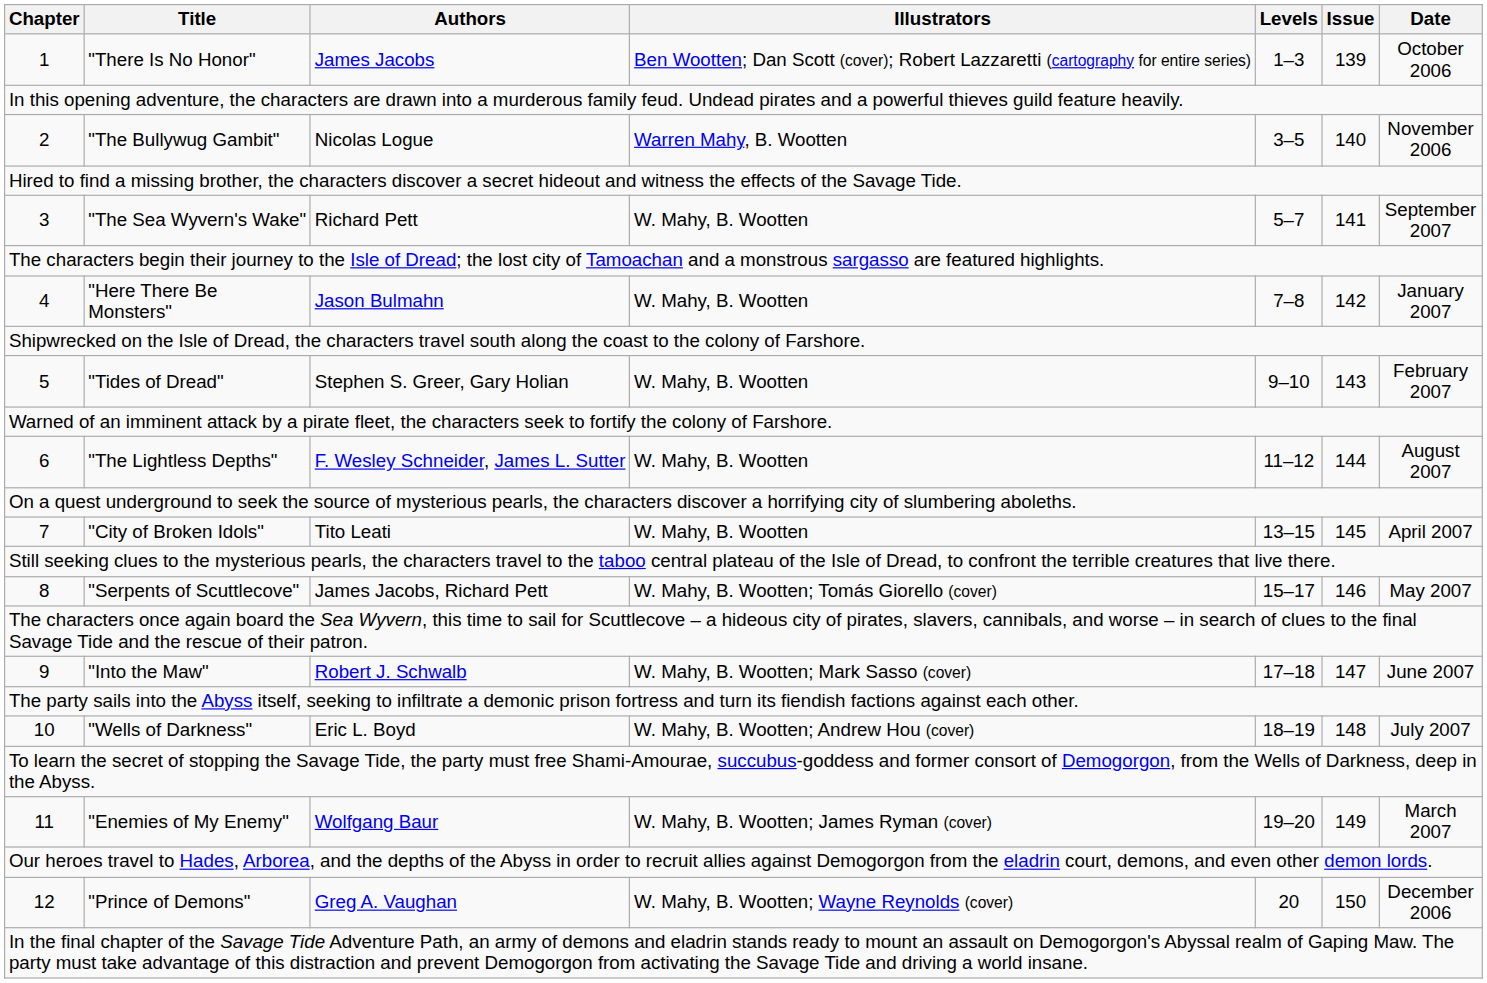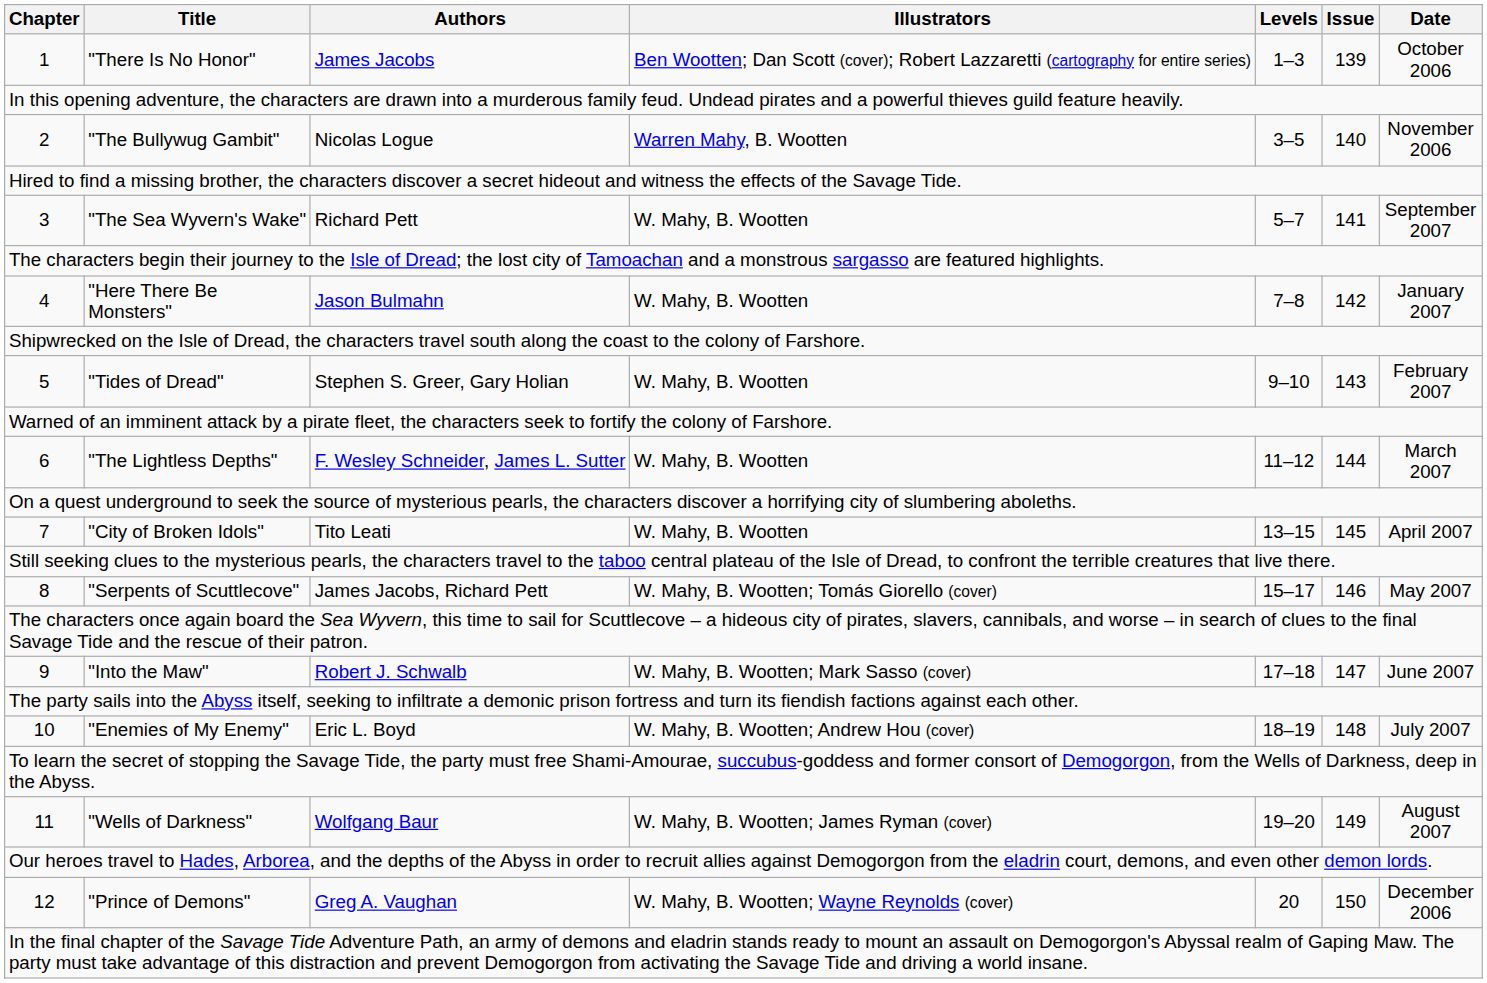(1431, 461) August 2007 -> (1431, 461) March 2007
(170, 730) "Wells of Darkness" -> (189, 730) "Enemies of My Enemy"
(189, 821) "Enemies of My Enemy" -> (170, 821) "Wells of Darkness"
(1431, 821) March 2007 -> (1431, 821) August 2007
